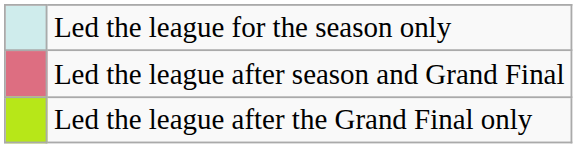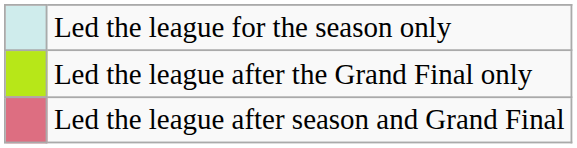rows swapped: (293, 119) <-> (309, 73)
